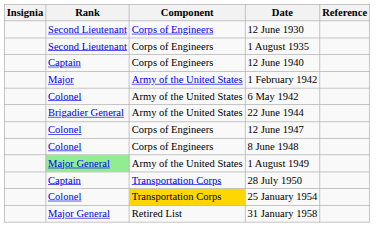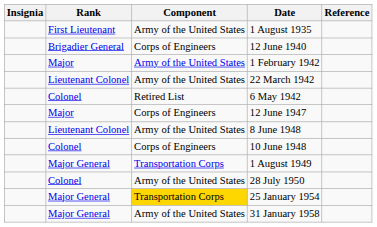- row: (276, 29)
(87, 46) Second Lieutenant -> (82, 29) First Lieutenant
(173, 46) Corps of Engineers -> (190, 29) Army of the United States
(64, 63) Captain -> (86, 46) Brigadier General
+ row: (282, 79)
(187, 96) Army of the United States -> (159, 96) Retired List
- row: (276, 113)
(65, 130) Colonel -> (61, 113) Major
(65, 146) Colonel -> (89, 130) Lieutenant Colonel
(173, 146) Corps of Engineers -> (190, 130) Army of the United States
+ row: (278, 146)
(79, 163) lightgreen background -> (79, 163) no background
(187, 163) Army of the United States -> (179, 163) Transportation Corps
(64, 180) Captain -> (65, 180) Colonel
(177, 180) Transportation Corps -> (190, 180) Army of the United States
(65, 197) Colonel -> (79, 197) Major General
(157, 213) Retired List -> (190, 213) Army of the United States
